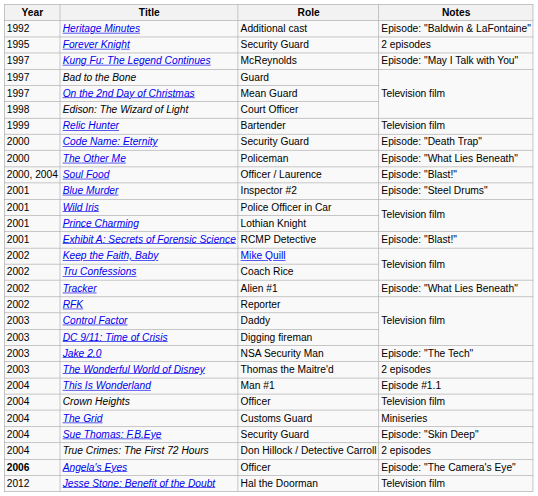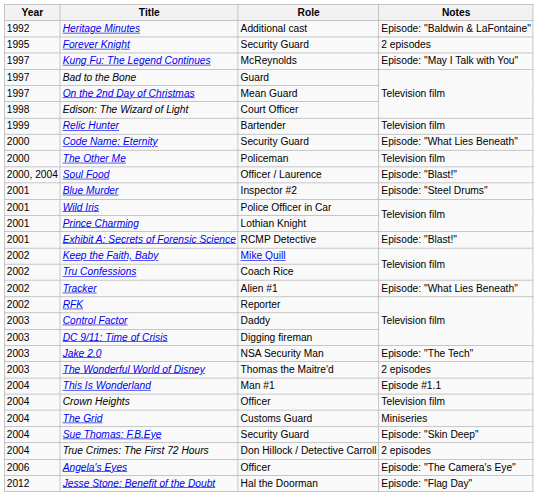(432, 142) Episode: "Death Trap" -> (450, 142) Episode: "What Lies Beneath"
(450, 158) Episode: "What Lies Beneath" -> (413, 158) Television film
(18, 467) bold -> (18, 467) normal
(413, 483) Television film -> (427, 483) Episode: "Flag Day"
